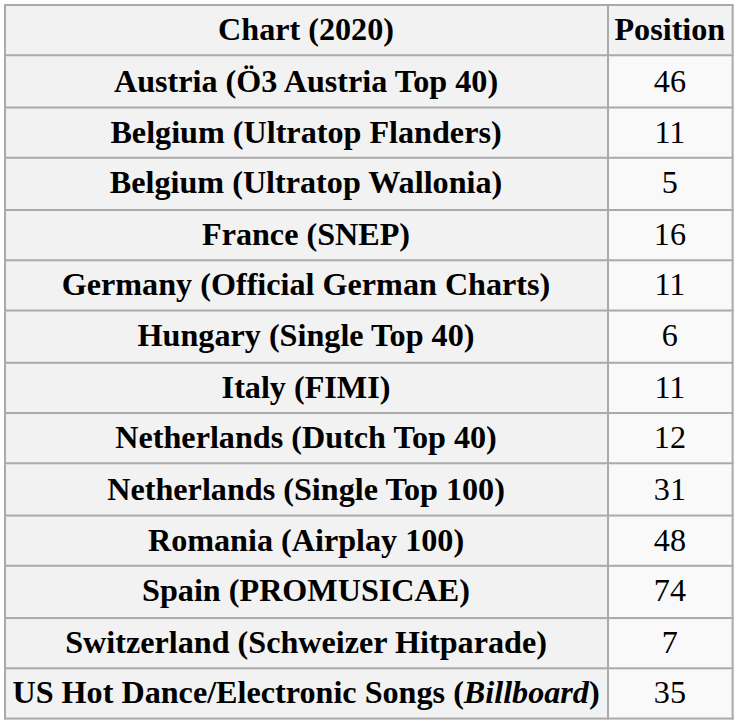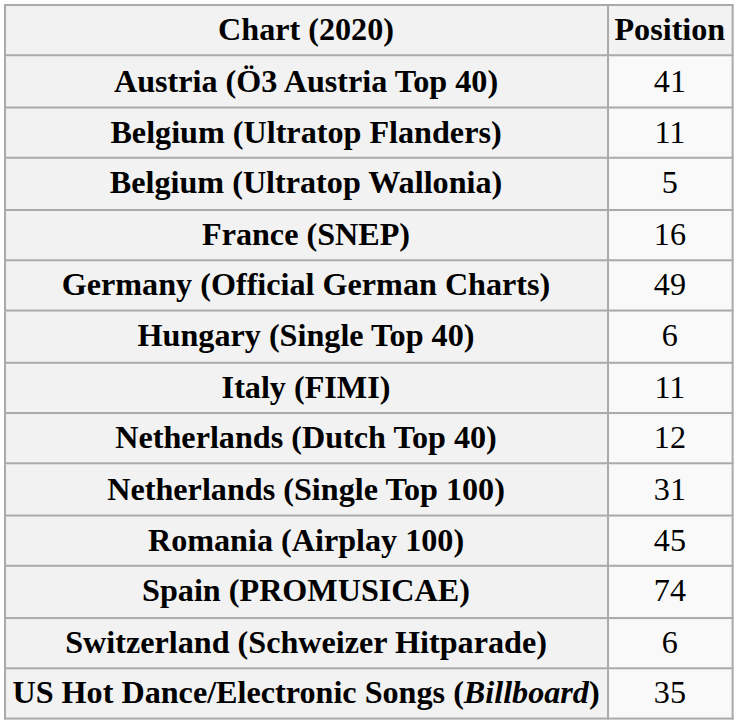(670, 81) 46 -> (670, 81) 41
(670, 285) 11 -> (670, 285) 49
(670, 540) 48 -> (670, 540) 45
(670, 642) 7 -> (670, 642) 6
